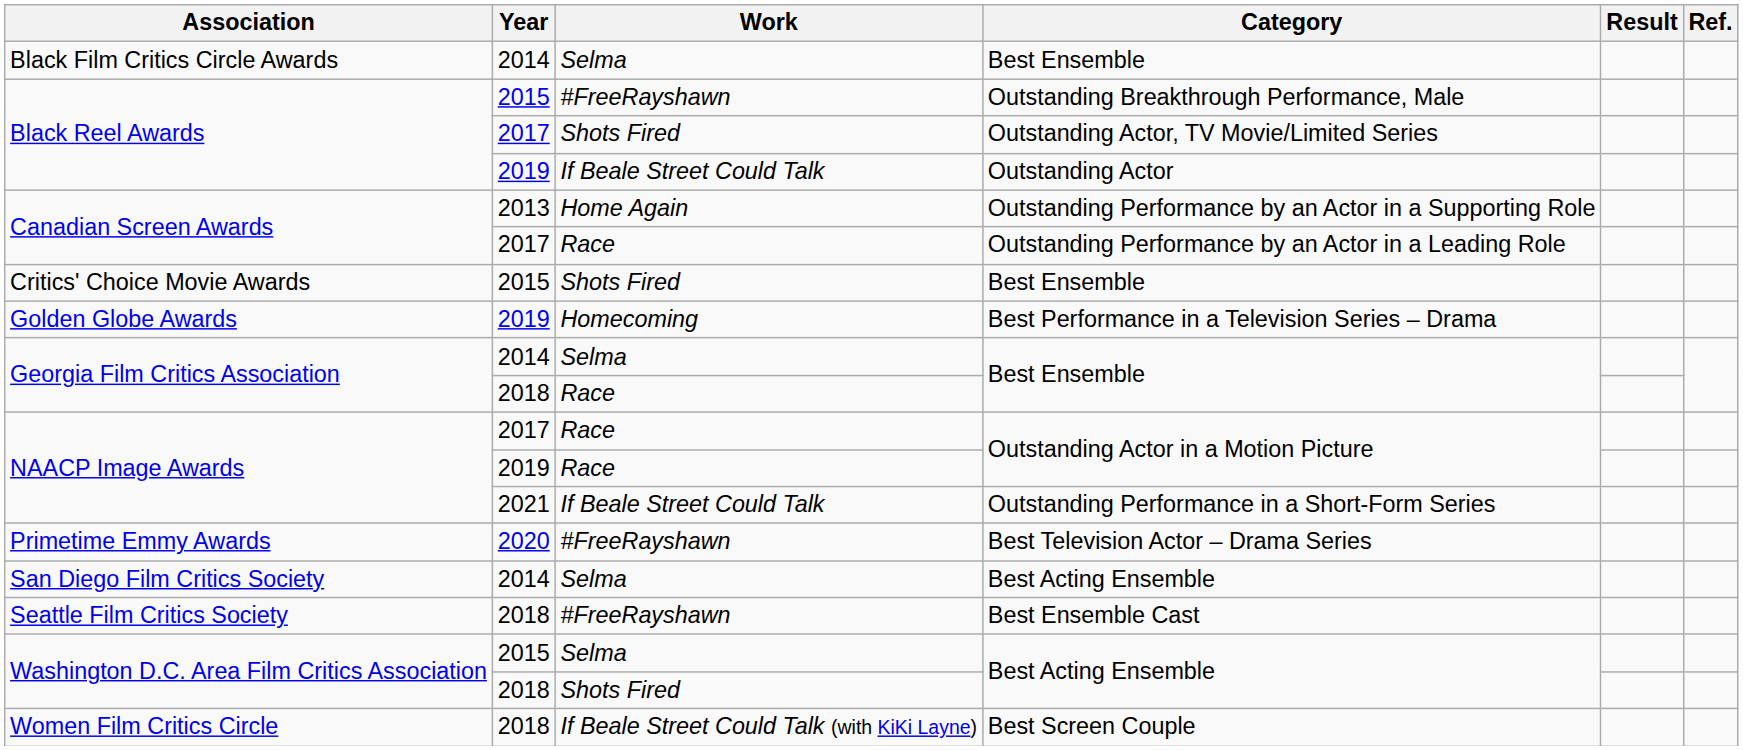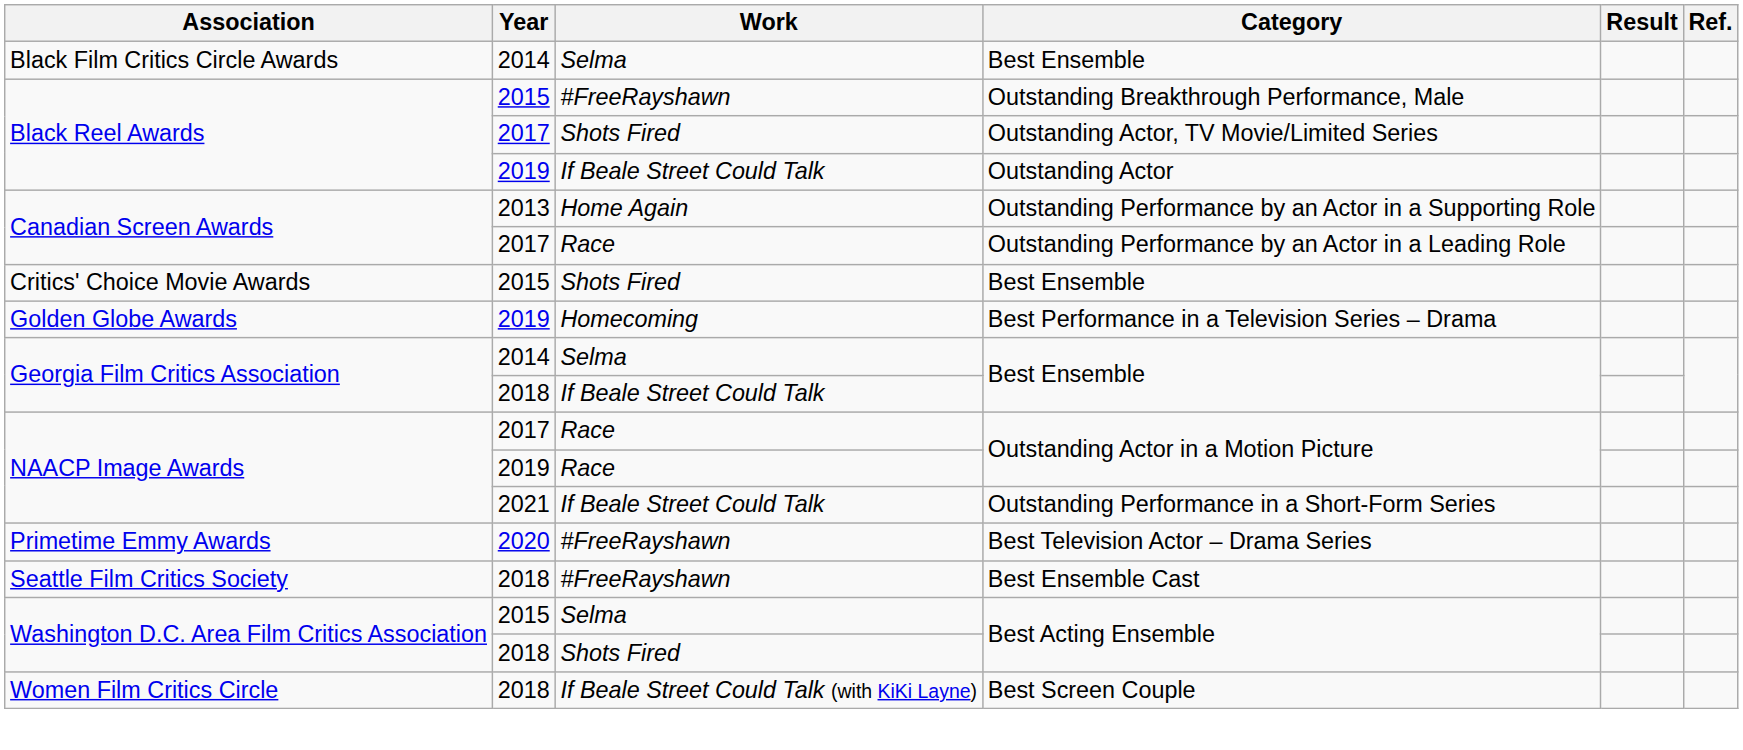(588, 393) Race -> (693, 393) If Beale Street Could Talk
- row: (524, 578)
